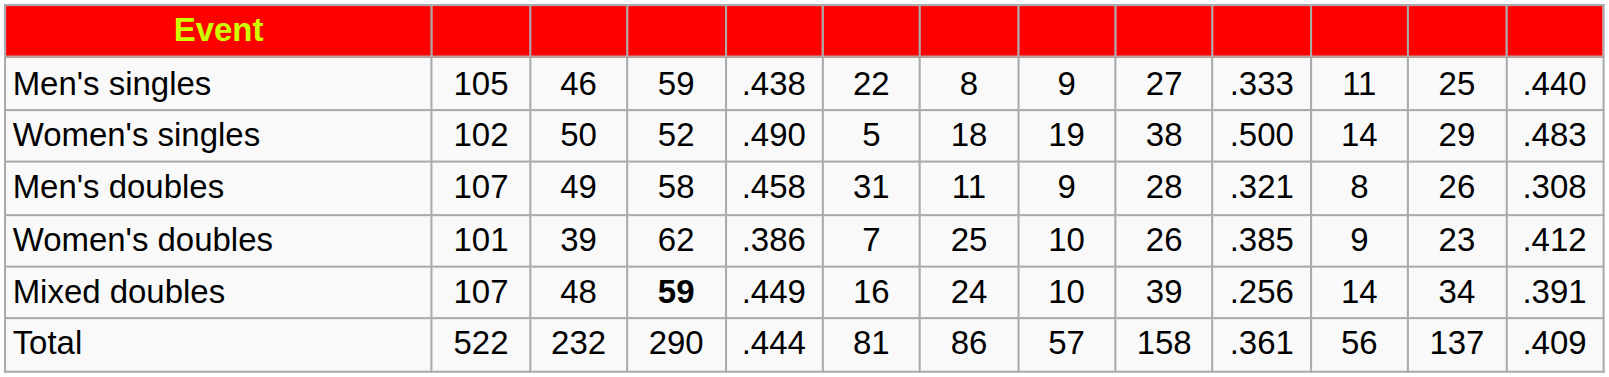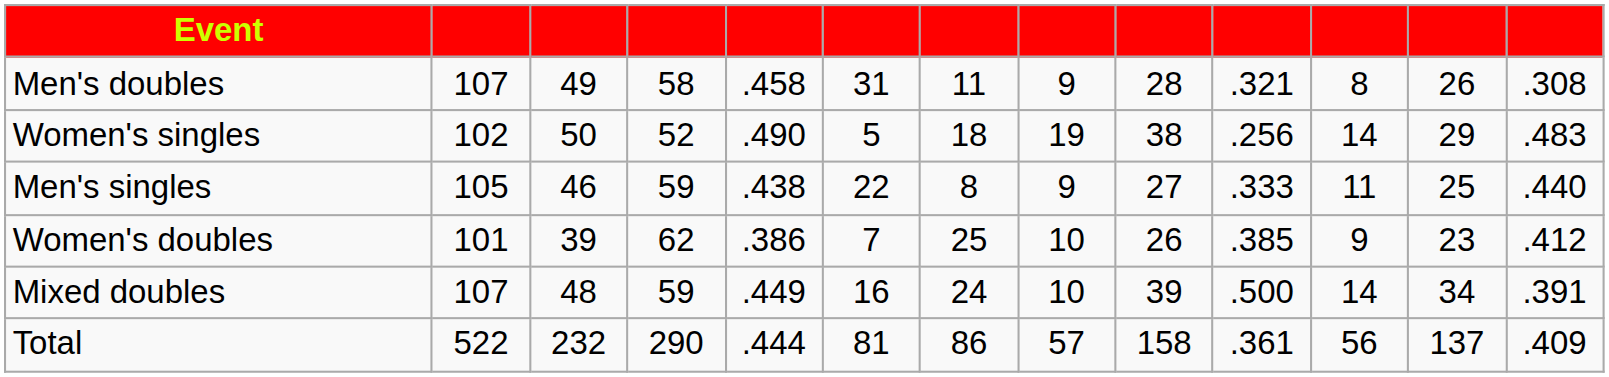rows swapped: (112, 82) <-> (118, 187)
(1262, 135) .500 -> (1262, 135) .256
(676, 291) bold -> (676, 291) normal
(1262, 291) .256 -> (1262, 291) .500
